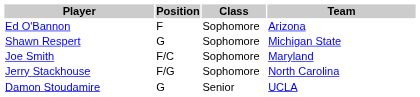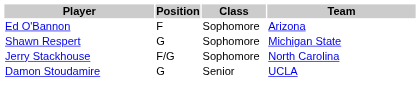- row: (30, 56)
